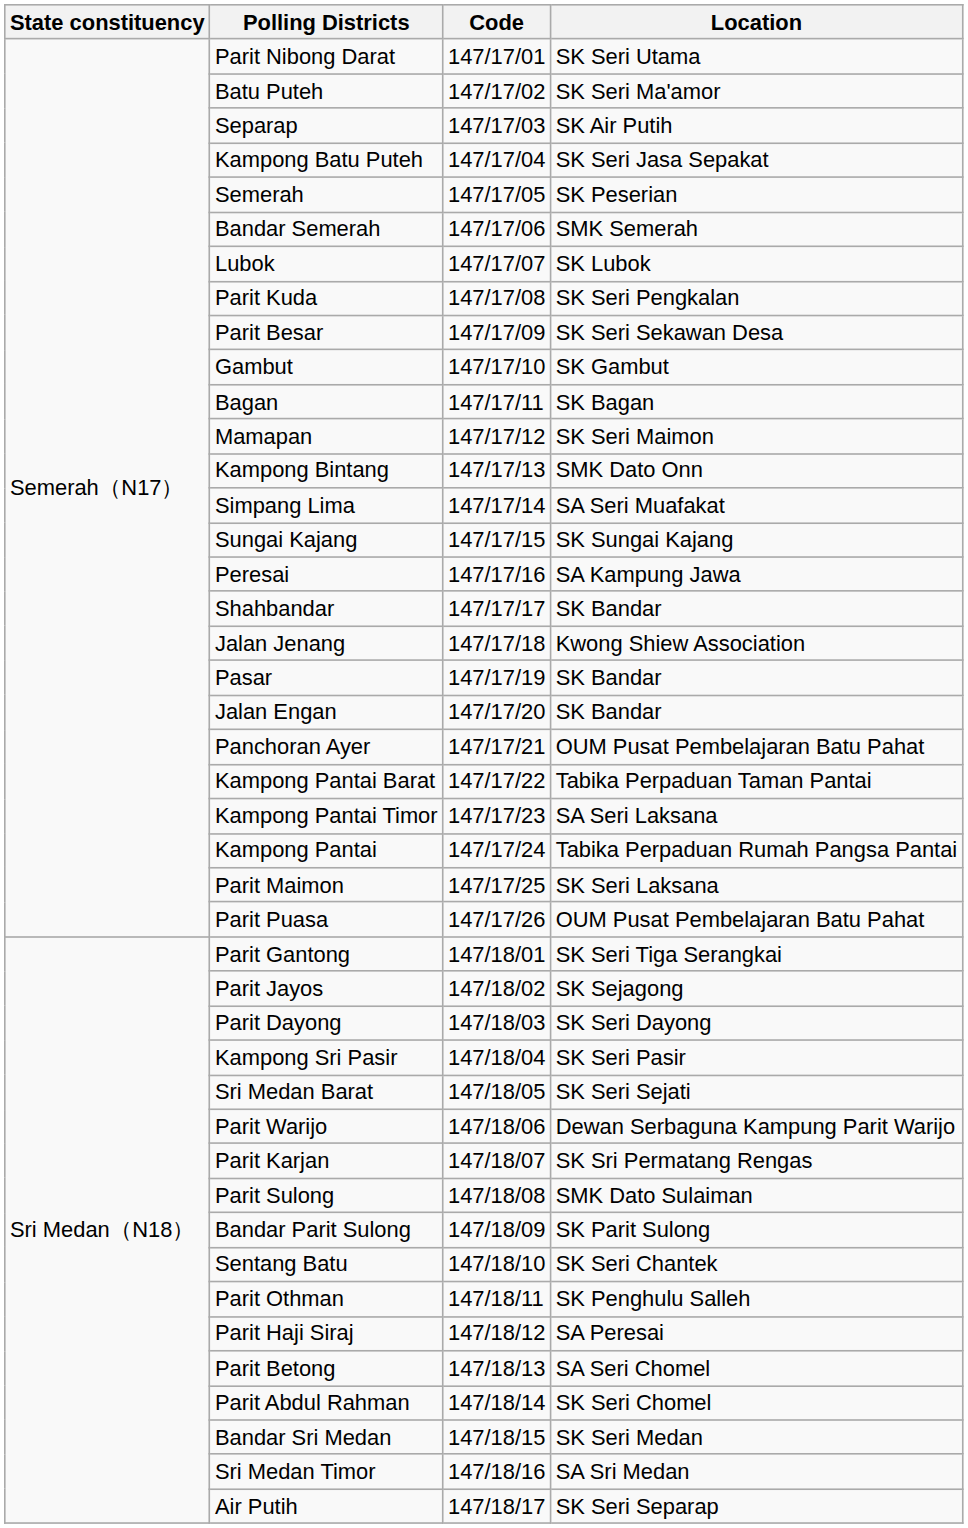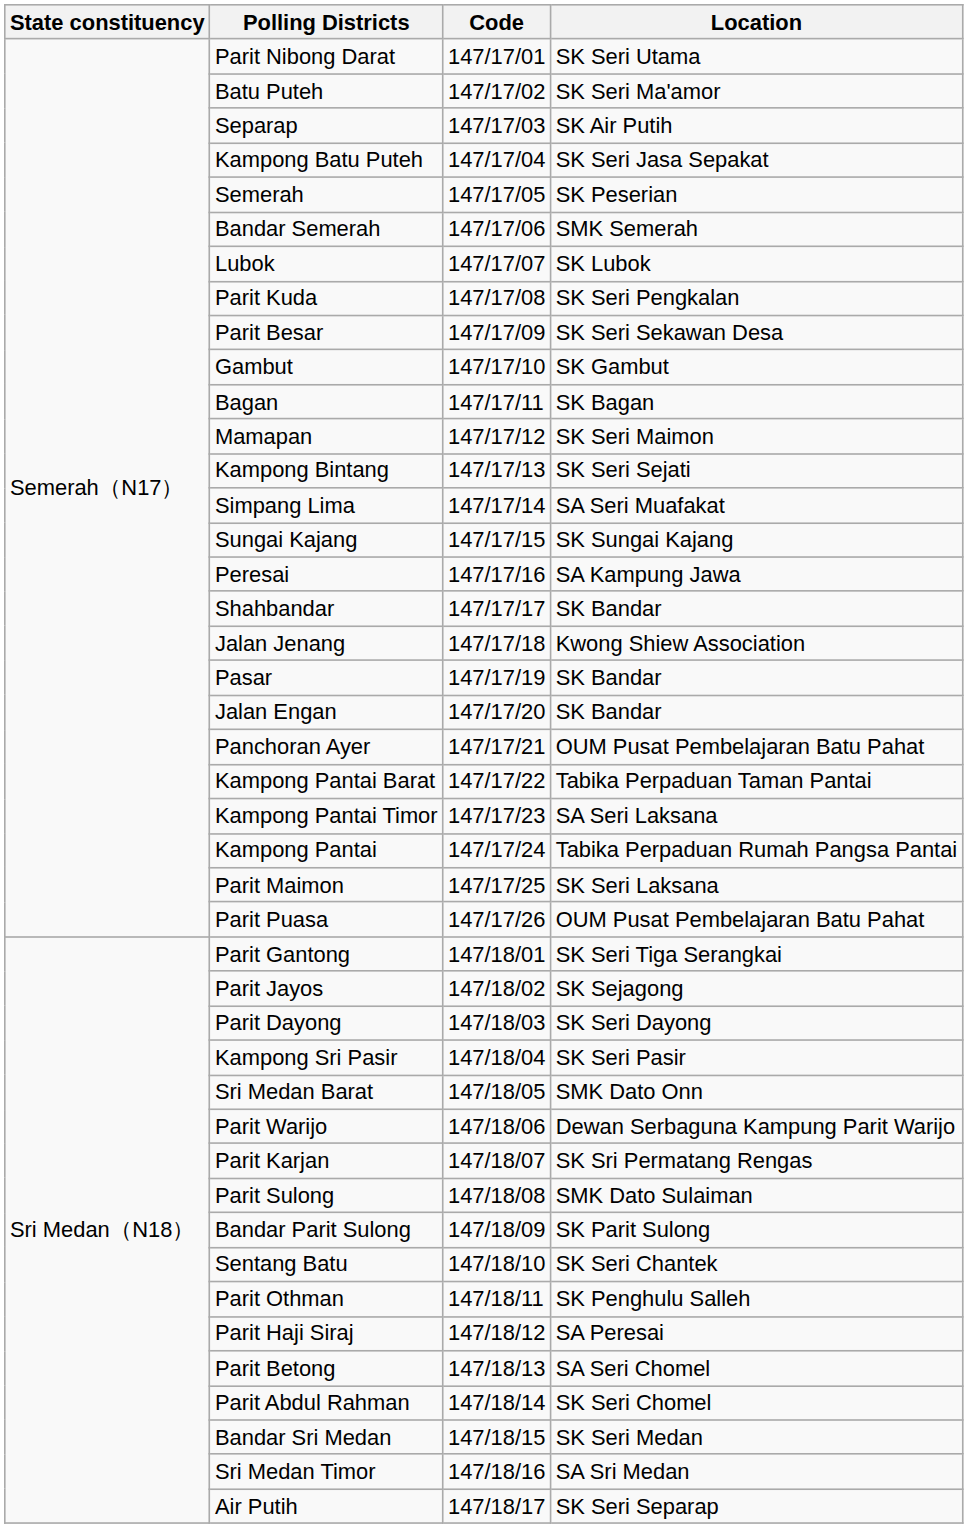(629, 470) SMK Dato Onn -> (623, 470) SK Seri Sejati
(623, 1092) SK Seri Sejati -> (629, 1092) SMK Dato Onn
